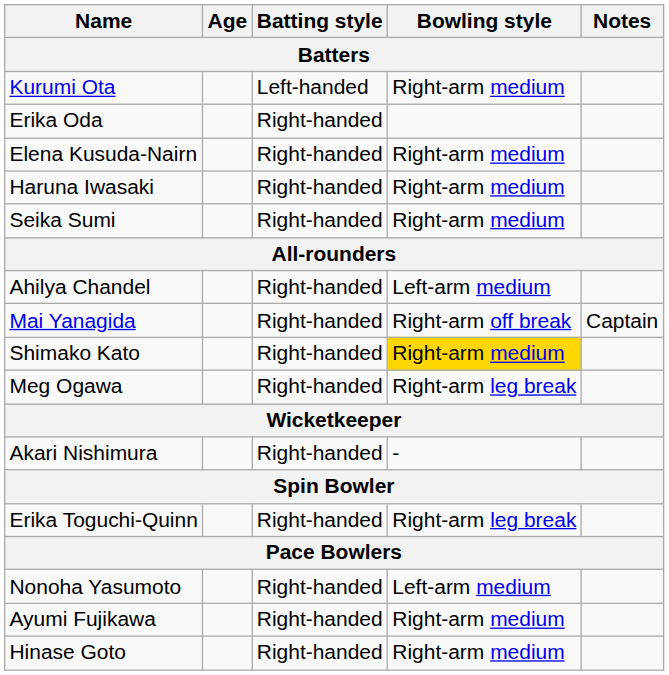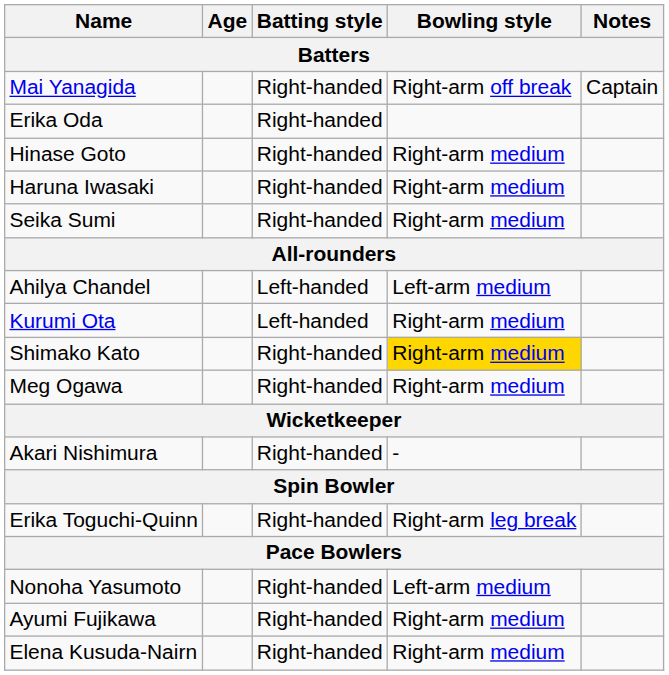rows swapped: (73, 320) <-> (62, 87)
rows swapped: (68, 652) <-> (103, 154)
(320, 287) Right-handed -> (313, 287) Left-handed
(484, 386) Right-arm leg break -> (478, 386) Right-arm medium
